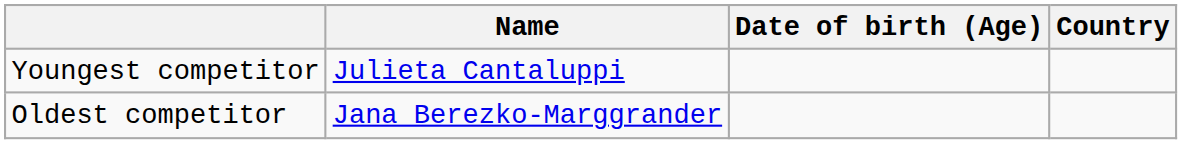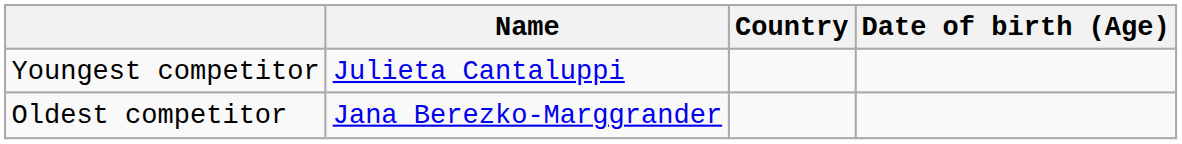columns swapped: (1113, 27) <-> (889, 27)
